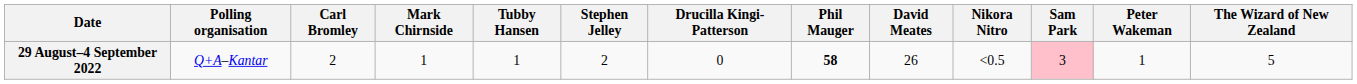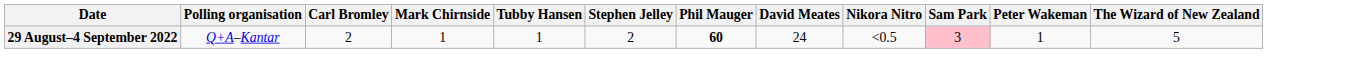- column: (720, 23)
(830, 60) 58 -> (716, 37) 60
(911, 60) 26 -> (800, 37) 24
